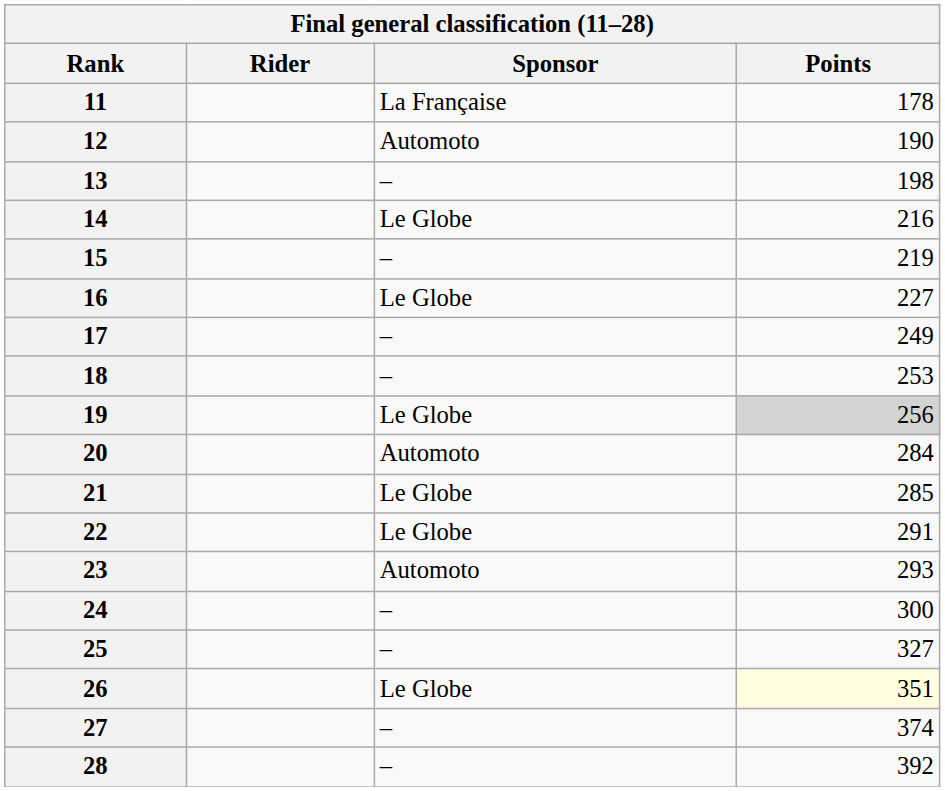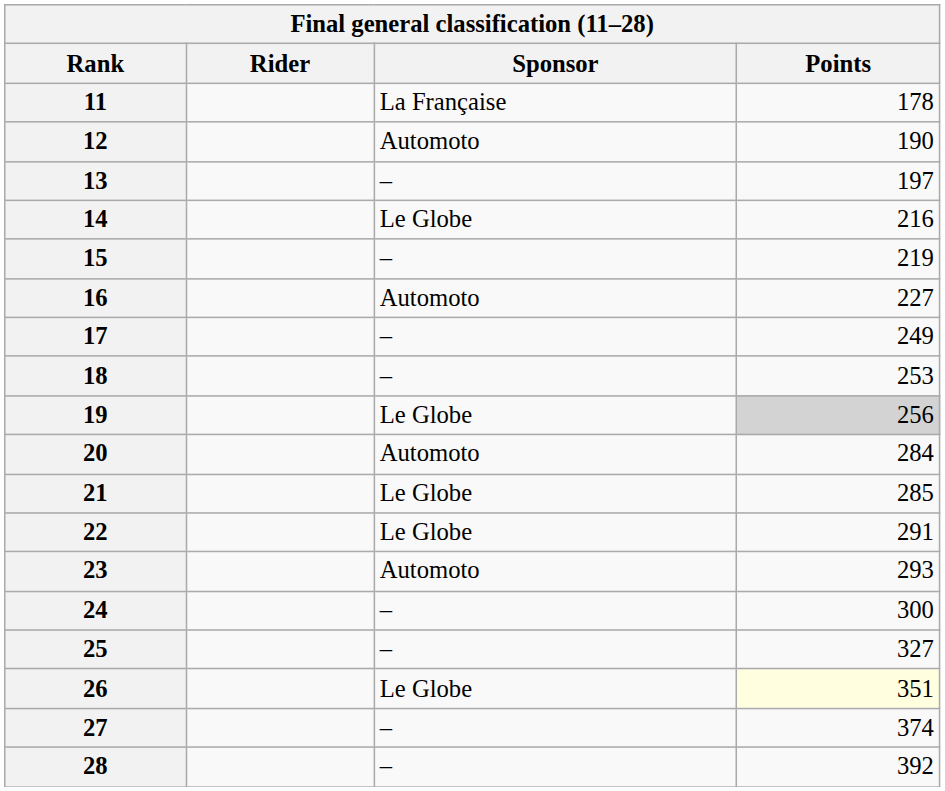(915, 180) 198 -> (915, 180) 197
(426, 297) Le Globe -> (430, 297) Automoto
